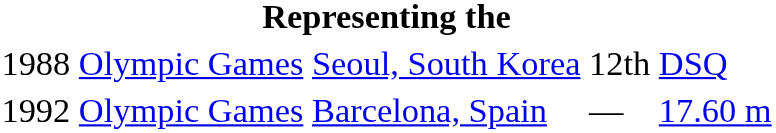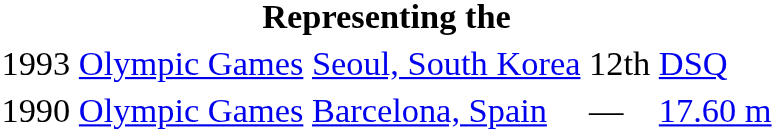(36, 63) 1988 -> (36, 63) 1993
(36, 110) 1992 -> (36, 110) 1990
